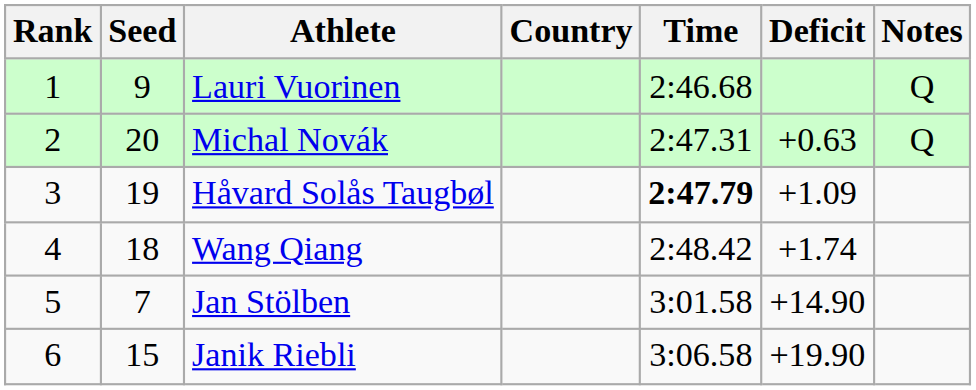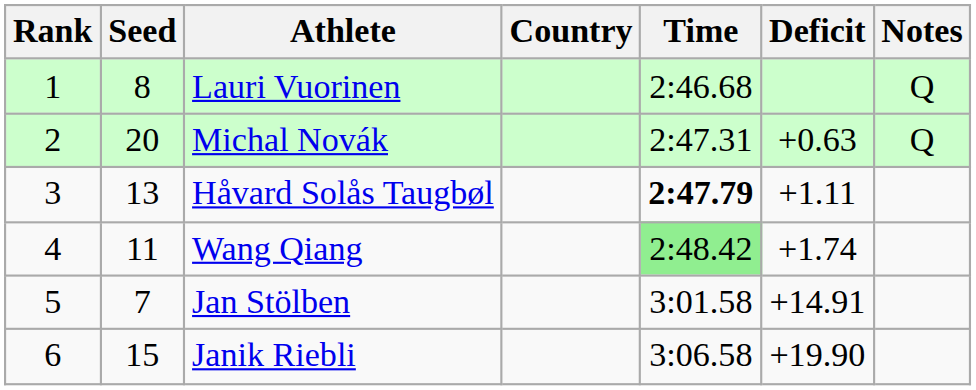(142, 85) 9 -> (142, 85) 8
(142, 193) 19 -> (142, 193) 13
(817, 193) +1.09 -> (817, 193) +1.11
(142, 247) 18 -> (142, 247) 11
(701, 247) no background -> (701, 247) lightgreen background
(817, 301) +14.90 -> (817, 301) +14.91
